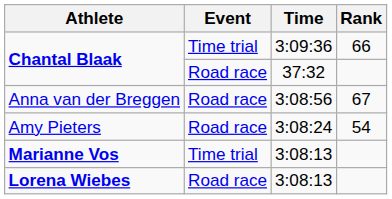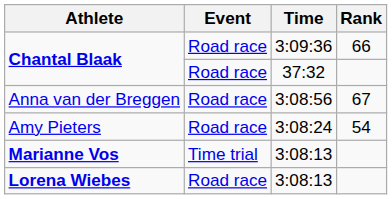(223, 46) Time trial -> (228, 46) Road race
